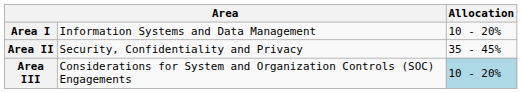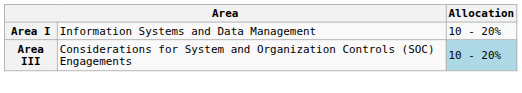- row: (31, 49)
